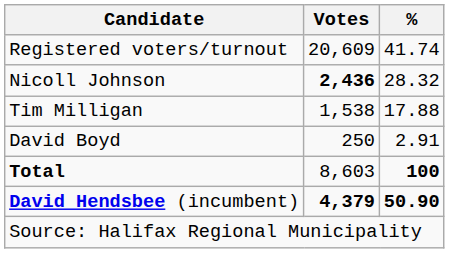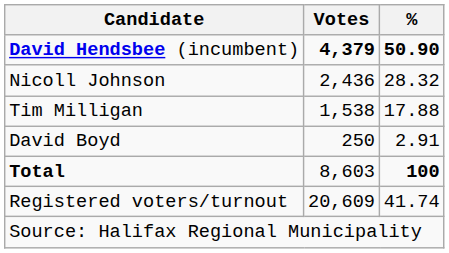rows swapped: (154, 202) <-> (149, 50)
(347, 80) bold -> (347, 80) normal
